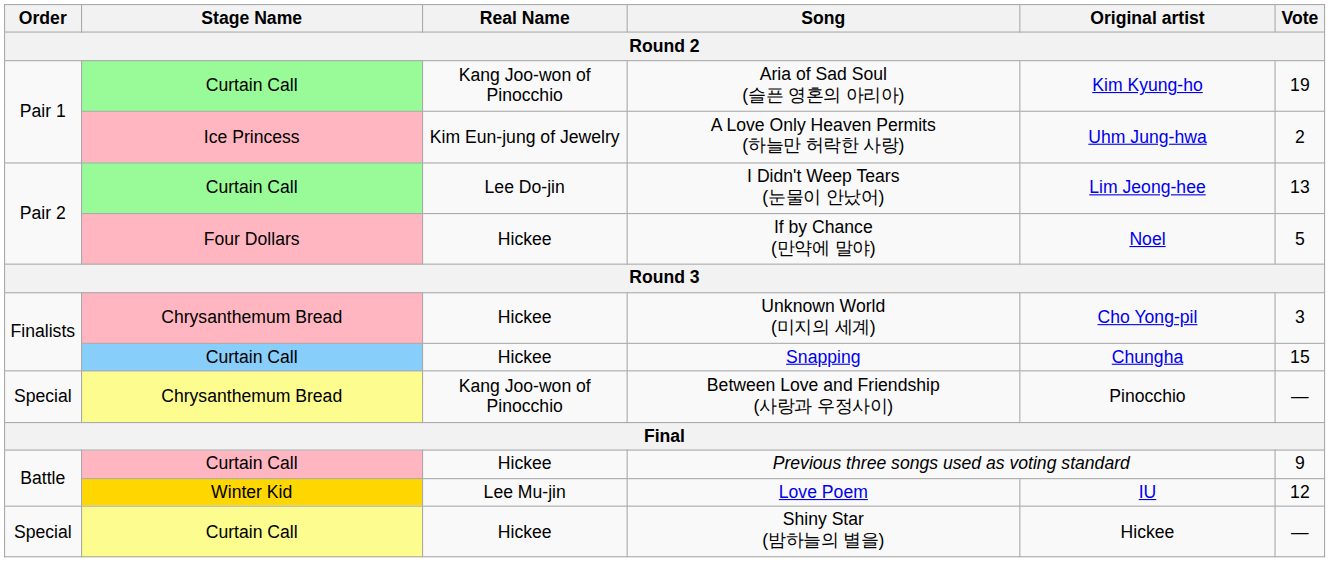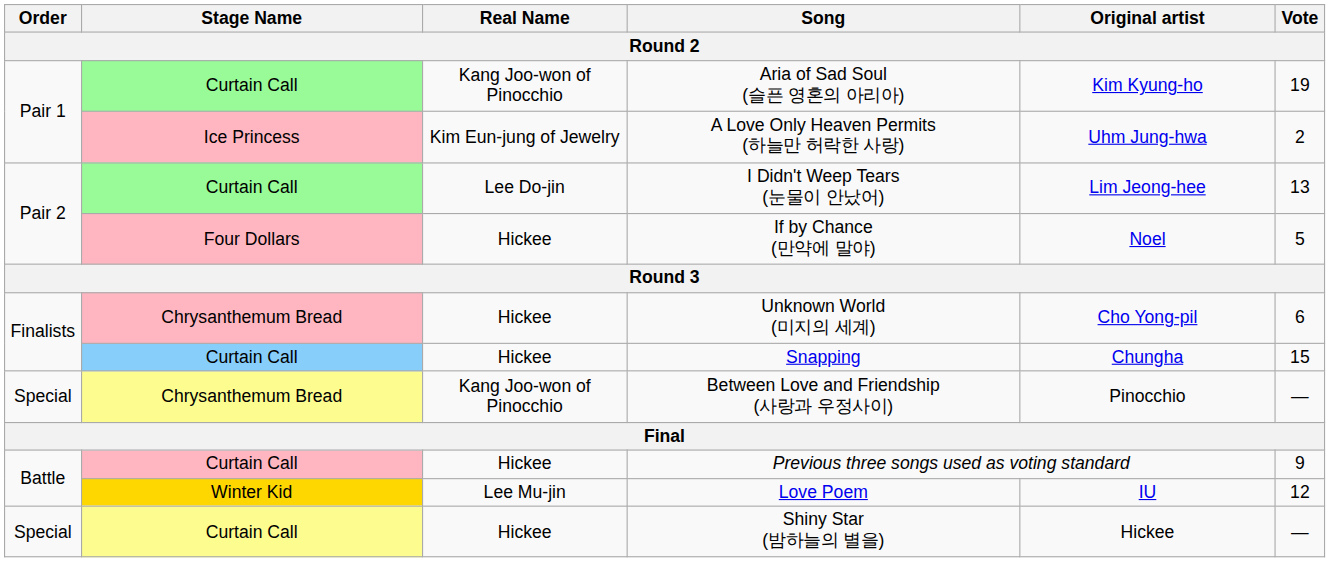(1300, 317) 3 -> (1300, 317) 6
